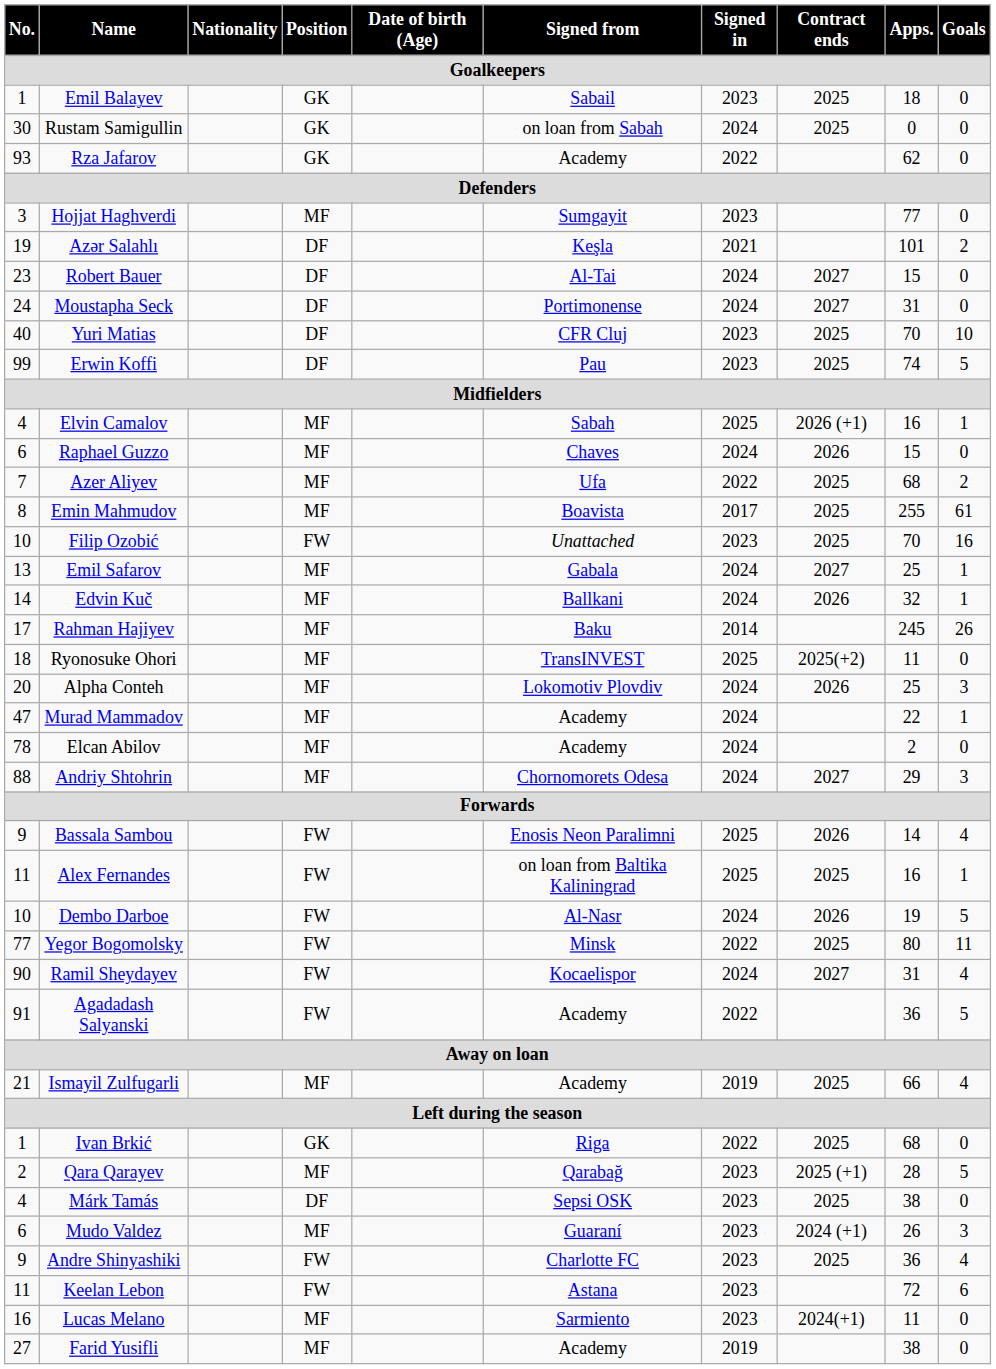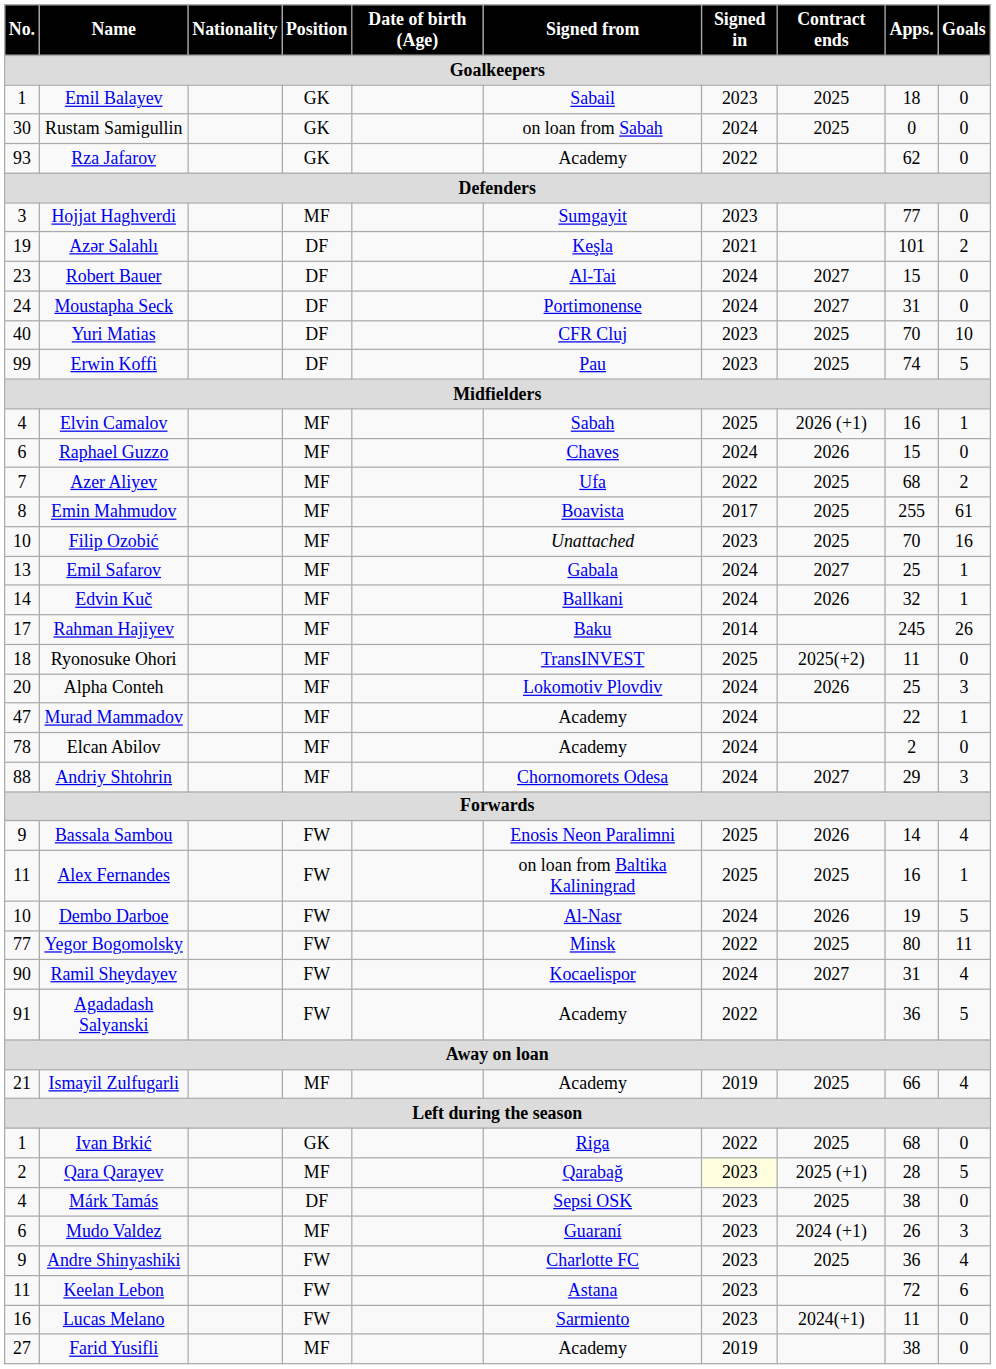(317, 541) FW -> (317, 541) MF
(740, 1172) no background -> (740, 1172) lightyellow background
(317, 1319) MF -> (317, 1319) FW
